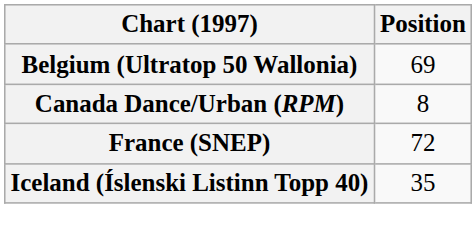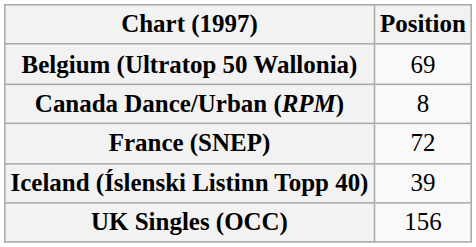(423, 182) 35 -> (423, 182) 39
+ row: (189, 222)
